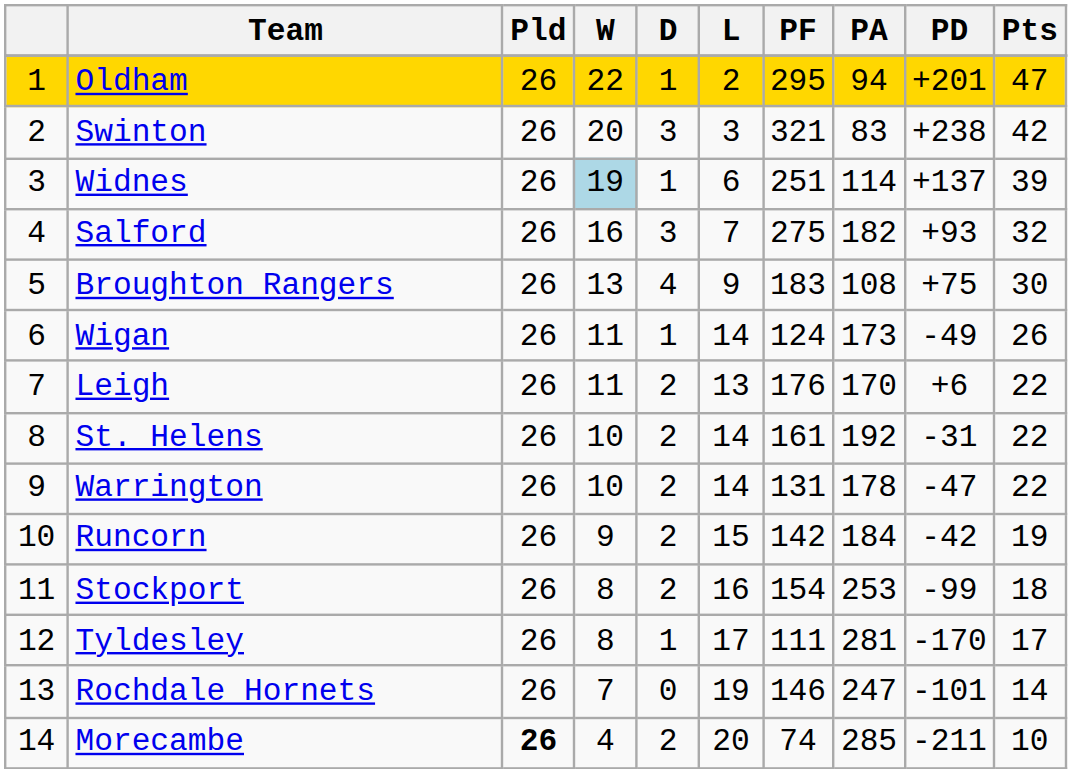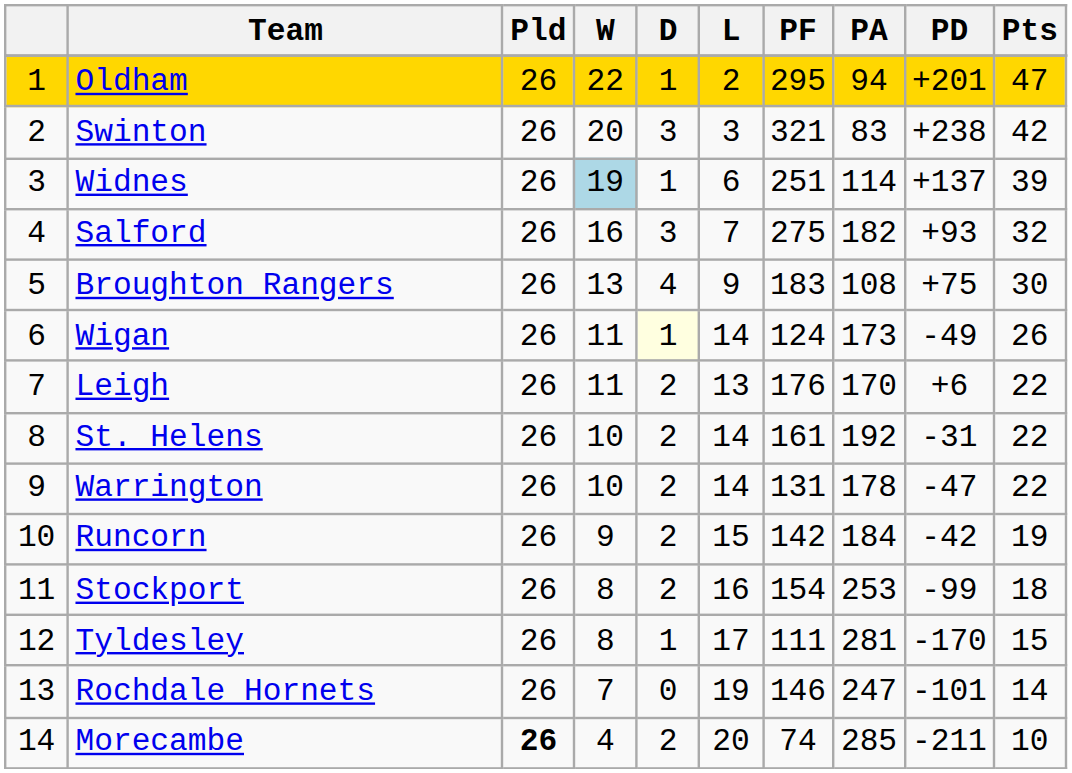(668, 336) no background -> (668, 336) lightyellow background
(1030, 641) 17 -> (1030, 641) 15
